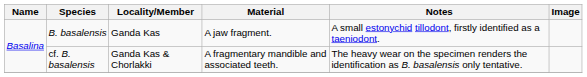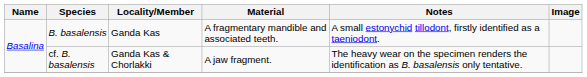(238, 33) A jaw fragment. -> (265, 33) A fragmentary mandible and associated teeth.
(265, 59) A fragmentary mandible and associated teeth. -> (238, 59) A jaw fragment.
